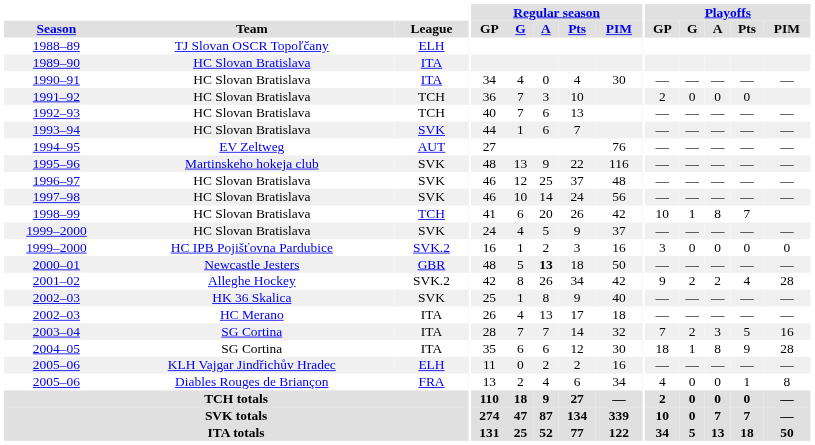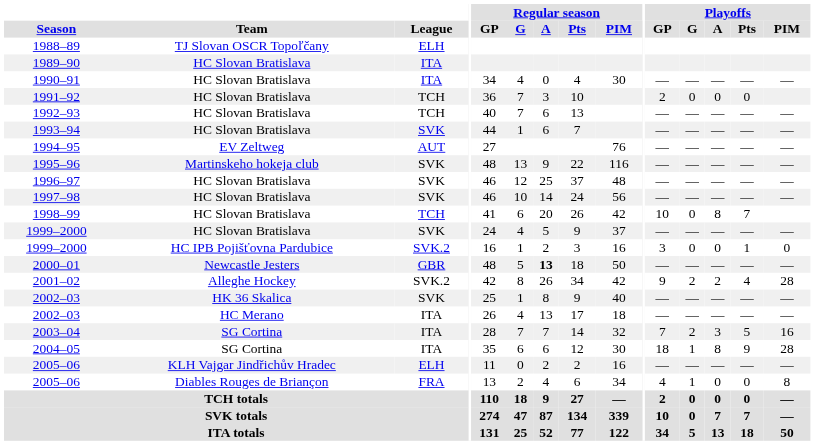(692, 214) 1 -> (692, 214) 0
(747, 247) 0 -> (747, 247) 1
(692, 382) 0 -> (692, 382) 1
(747, 382) 1 -> (747, 382) 0
